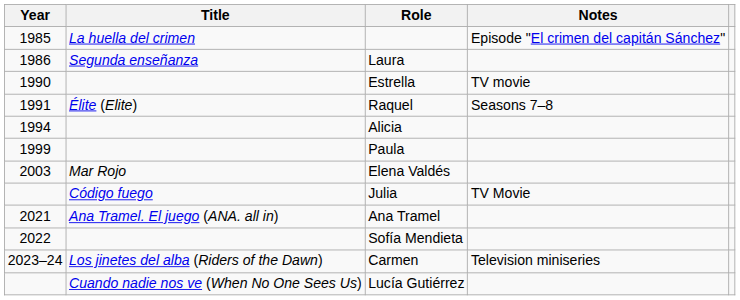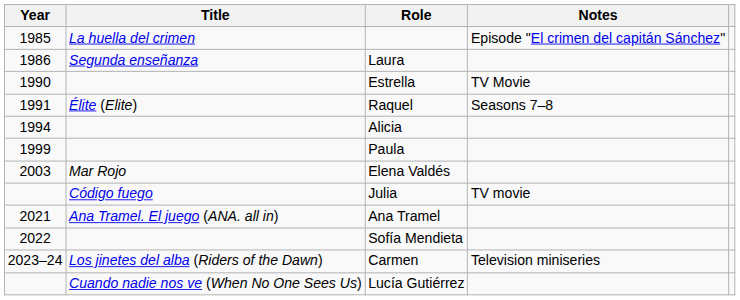(501, 82) TV movie -> (501, 82) TV Movie
(501, 194) TV Movie -> (501, 194) TV movie
